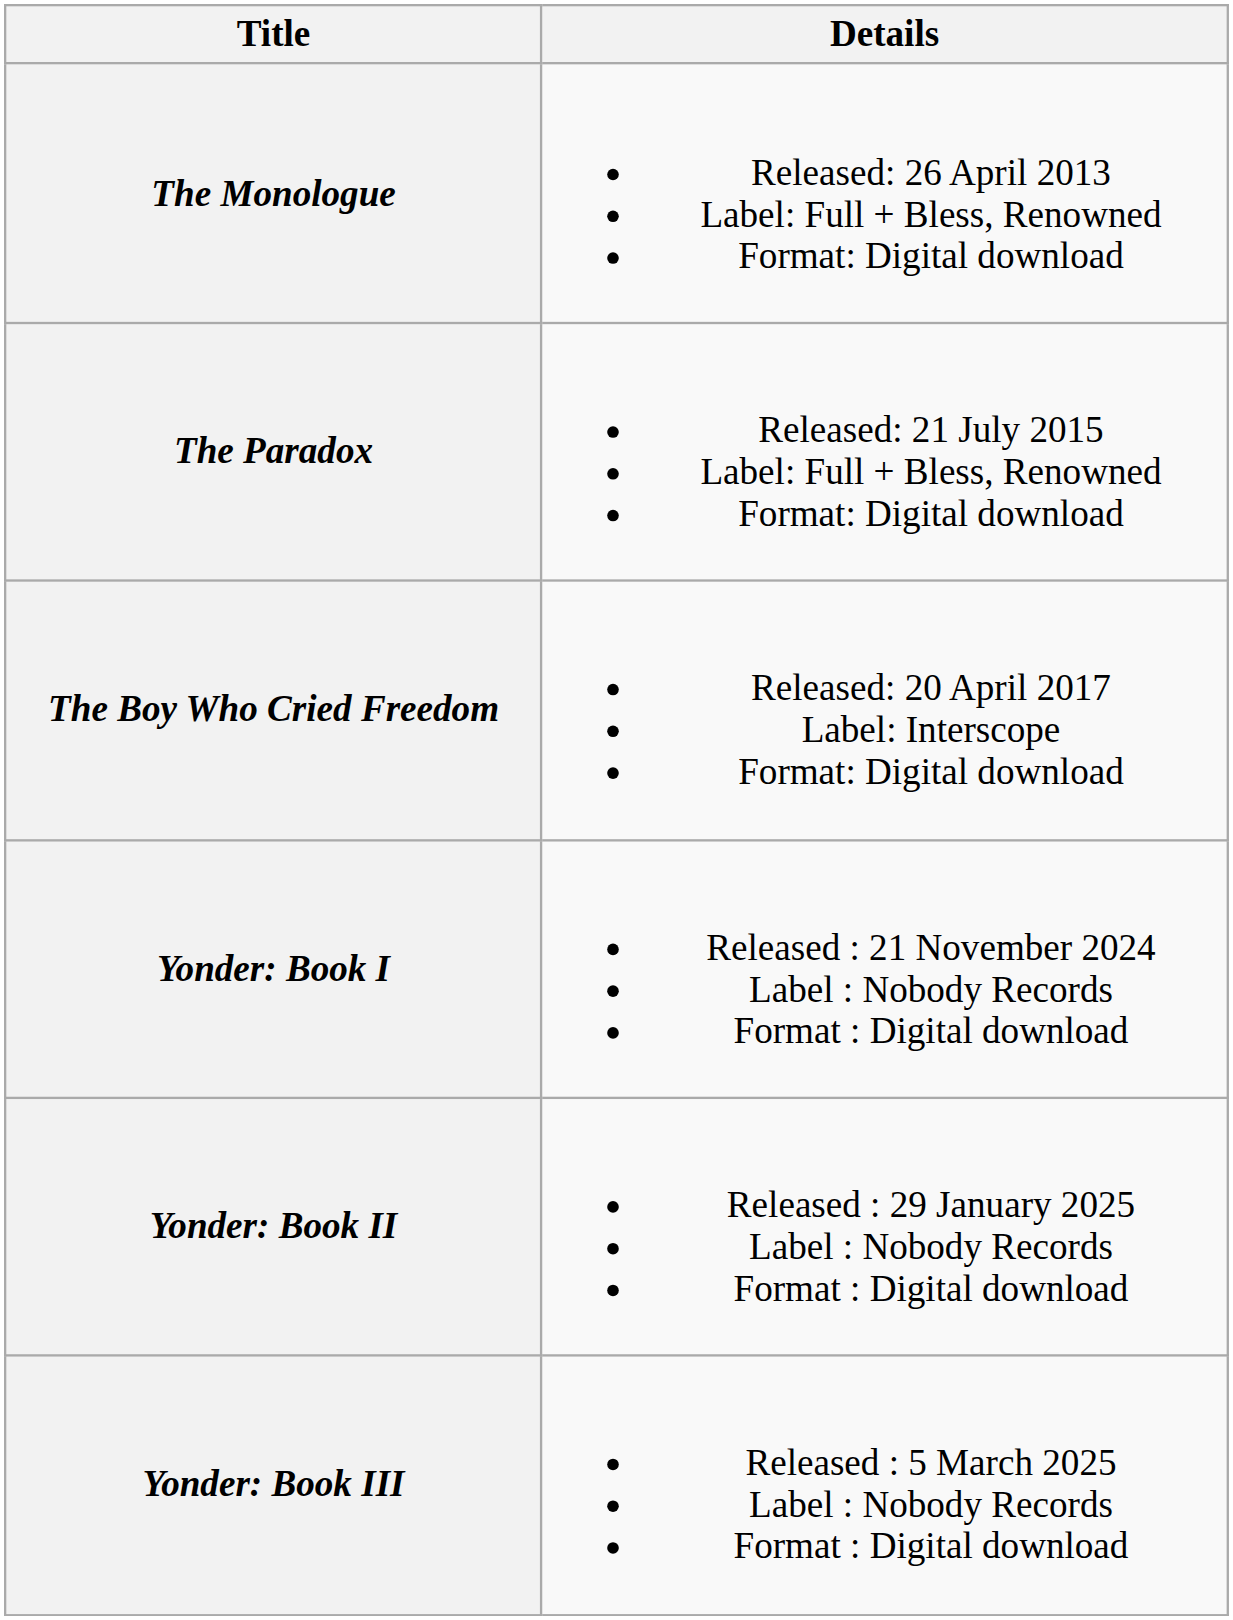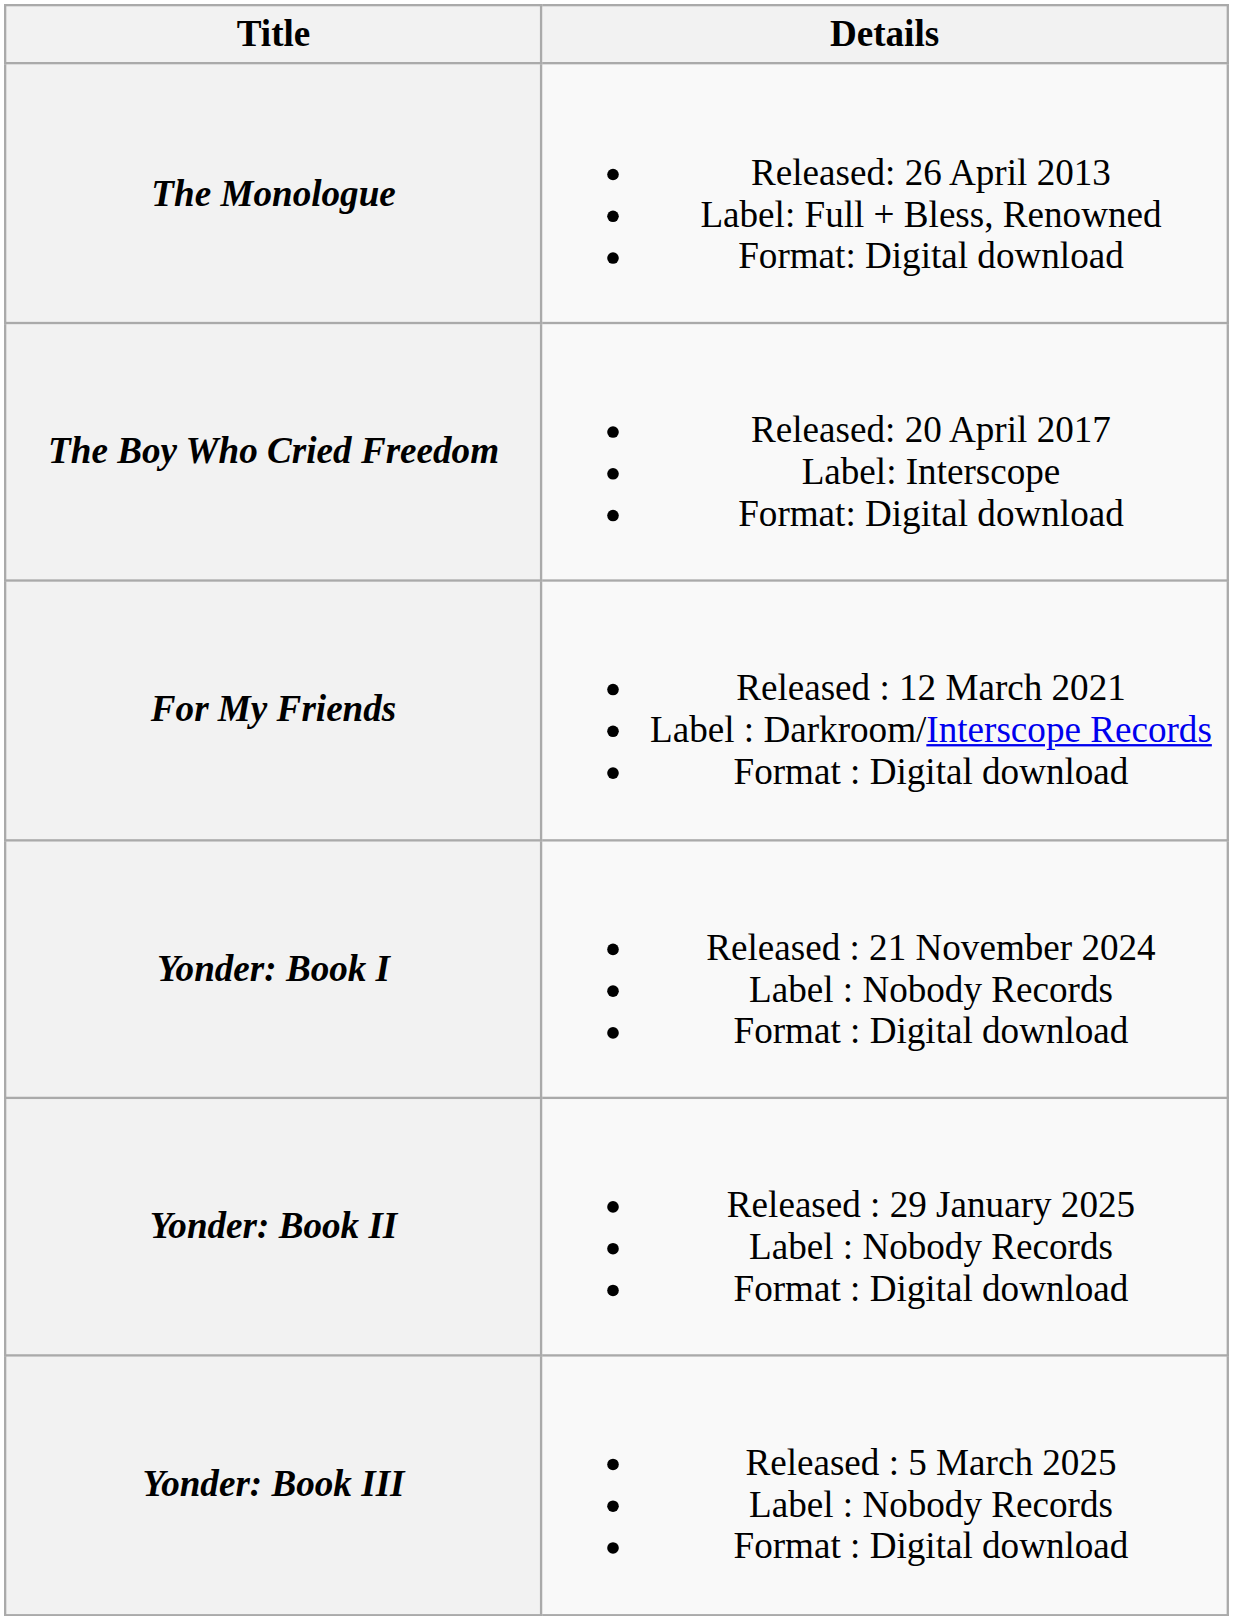- row: (274, 450)
+ row: (274, 709)
